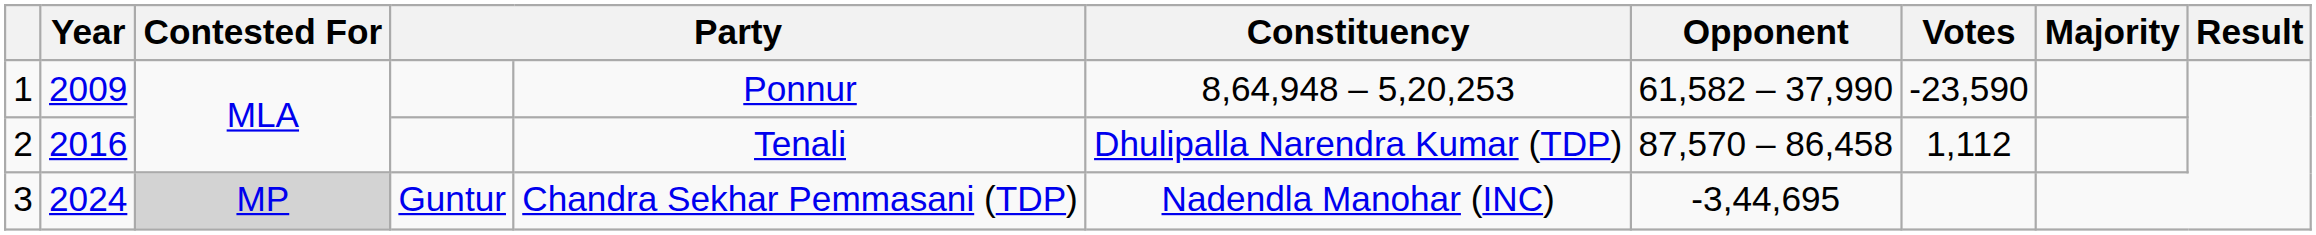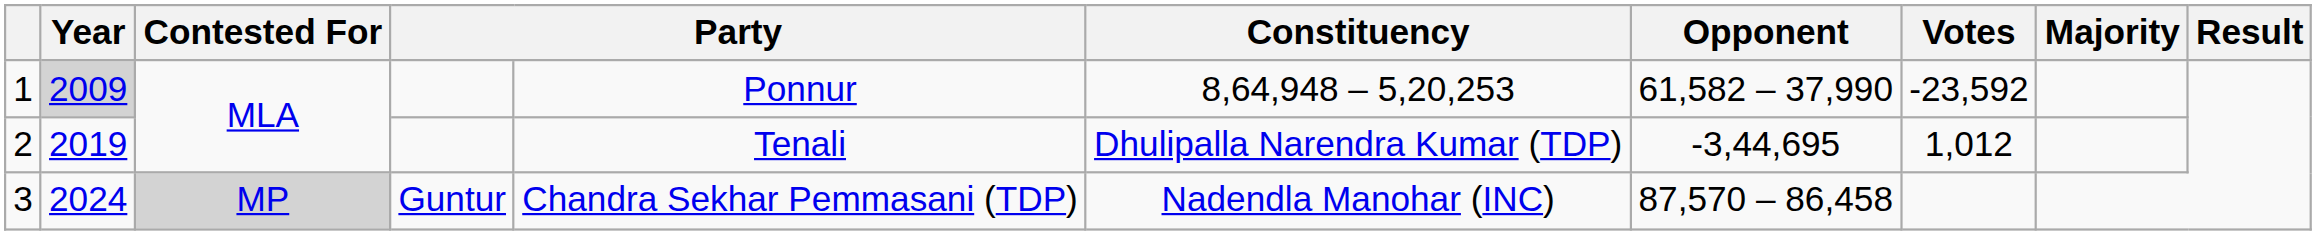(88, 88) no background -> (88, 88) lightgrey background
(1969, 88) -23,590 -> (1969, 88) -23,592
(88, 144) 2016 -> (88, 144) 2019
(1766, 144) 87,570 – 86,458 -> (1766, 144) -3,44,695
(1969, 144) 1,112 -> (1969, 144) 1,012
(1766, 199) -3,44,695 -> (1766, 199) 87,570 – 86,458
